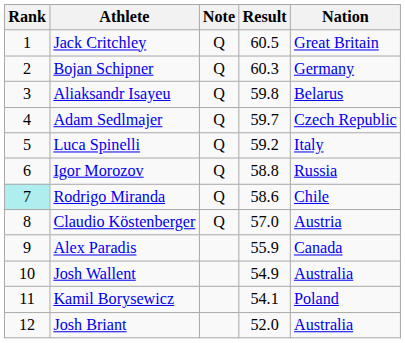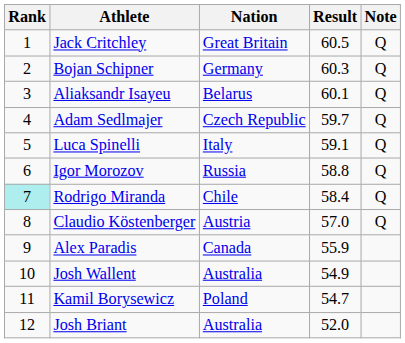columns swapped: (345, 17) <-> (219, 17)
(265, 94) 59.8 -> (335, 94) 60.1
(265, 145) 59.2 -> (335, 145) 59.1
(265, 196) 58.6 -> (335, 196) 58.4
(265, 299) 54.1 -> (335, 299) 54.7
